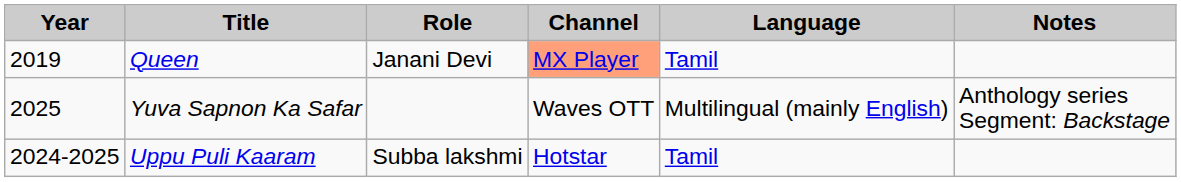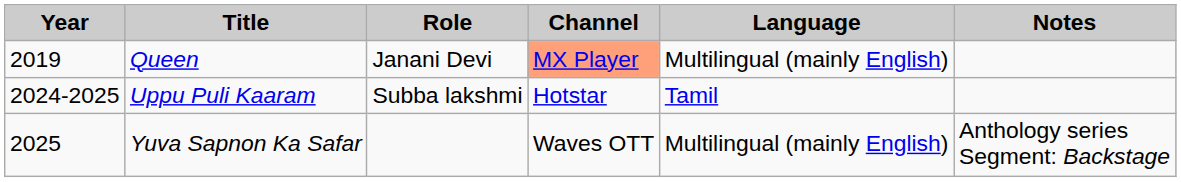(691, 58) Tamil -> (807, 58) Multilingual (mainly English)
rows swapped: (223, 157) <-> (246, 108)
